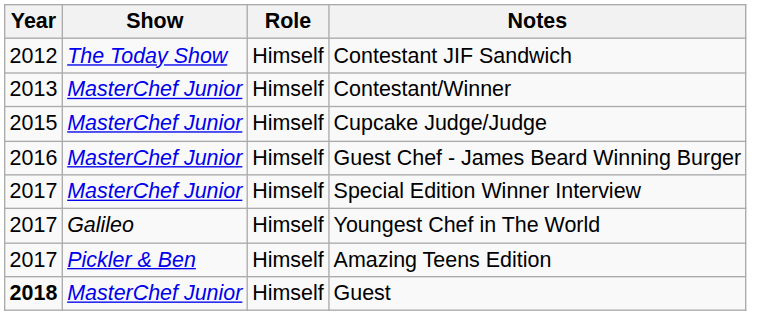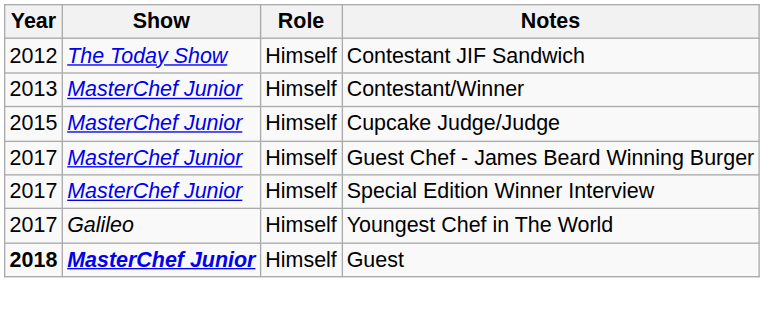(33, 157) 2016 -> (33, 157) 2017
- row: (442, 259)
(155, 293) normal -> (161, 259) bold
